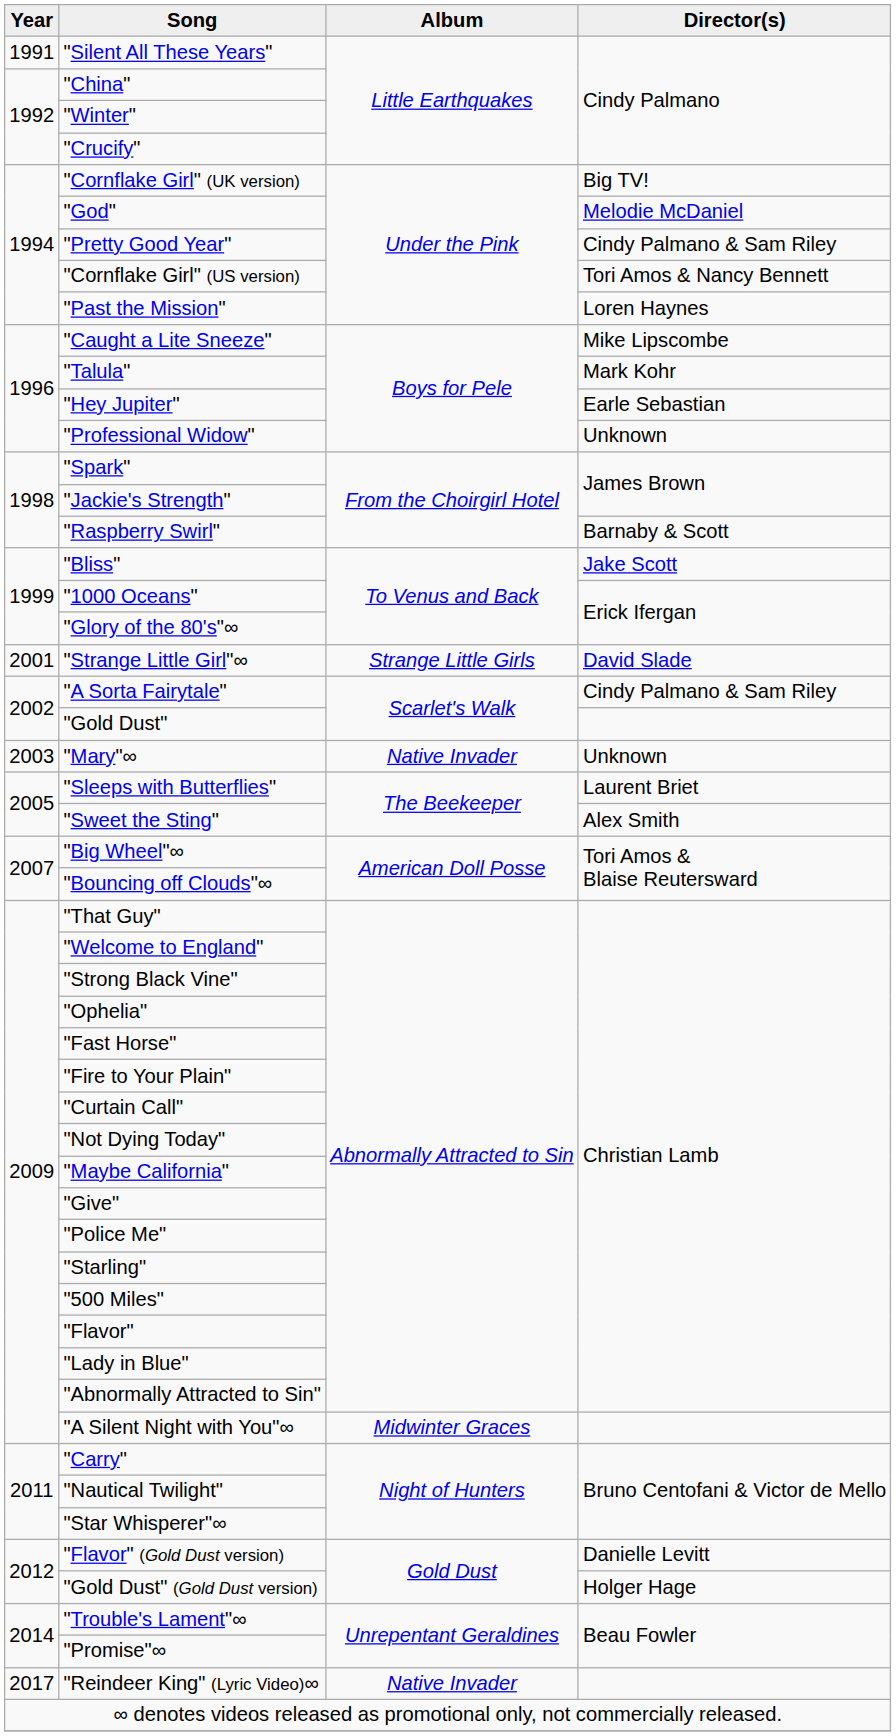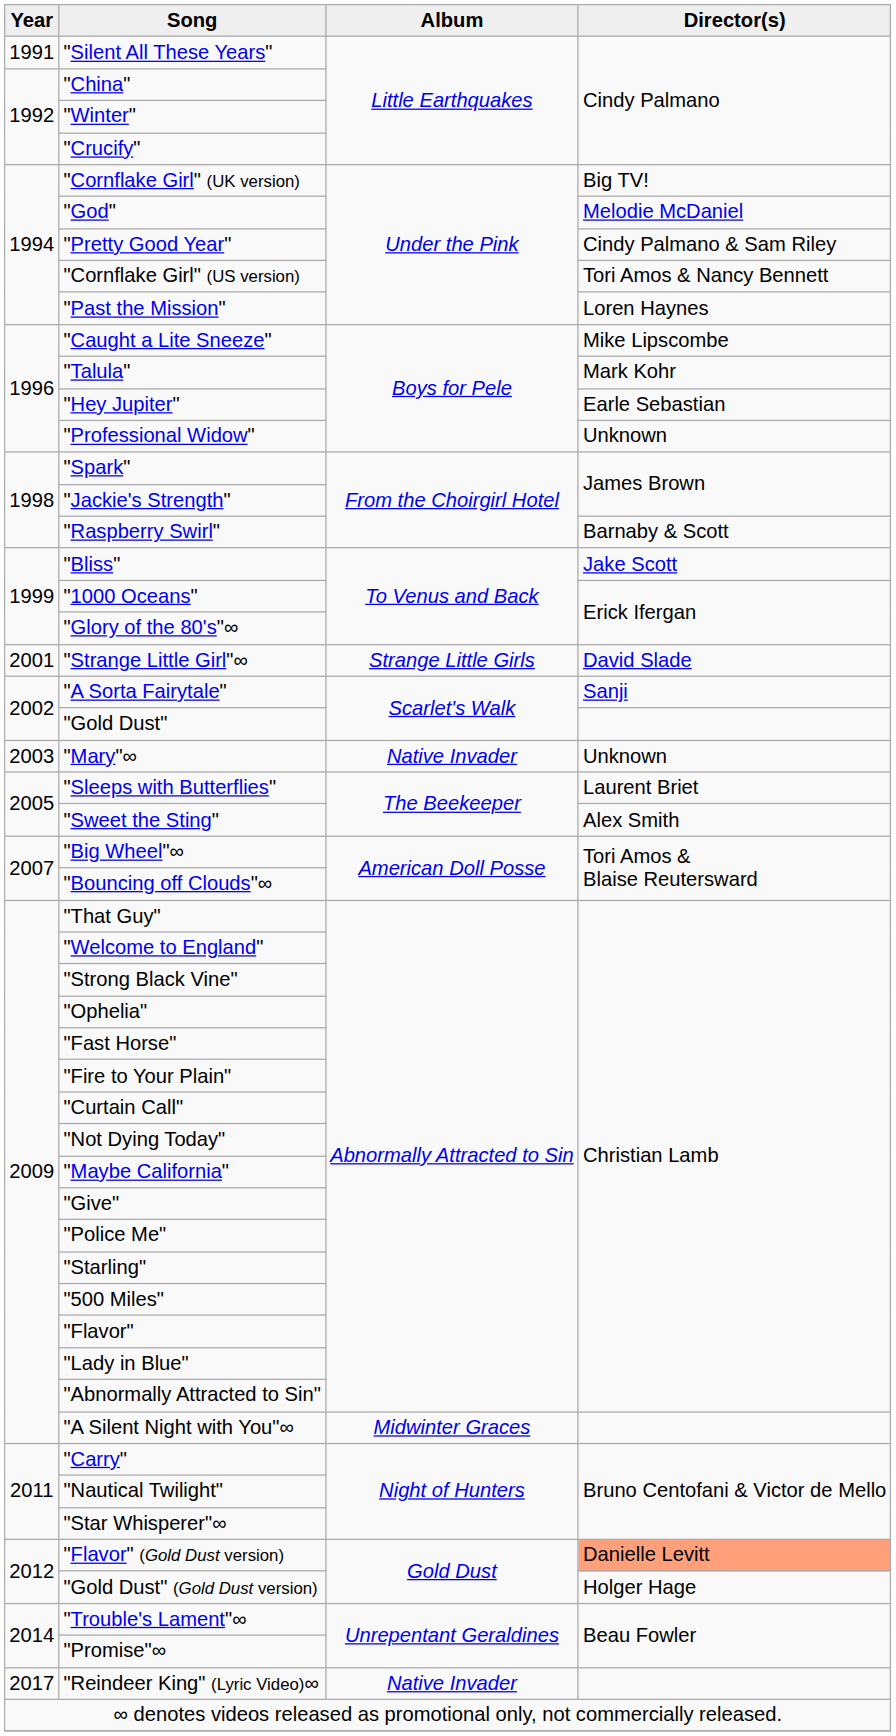(710, 691) Cindy Palmano & Sam Riley -> (605, 691) Sanji
(646, 1555) no background -> (646, 1555) lightsalmon background
